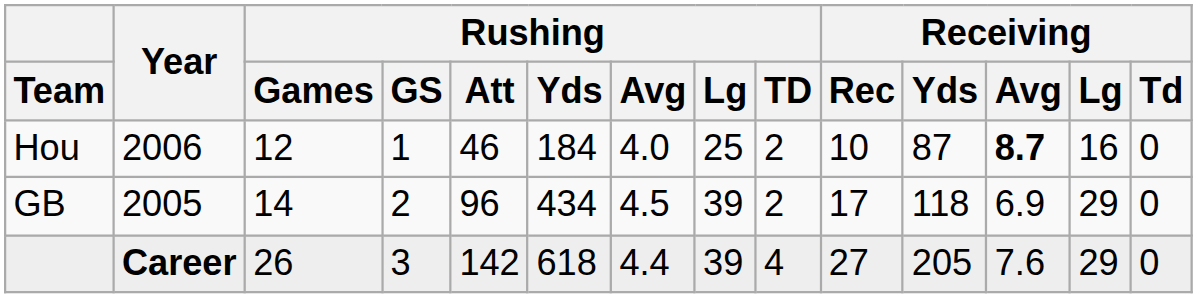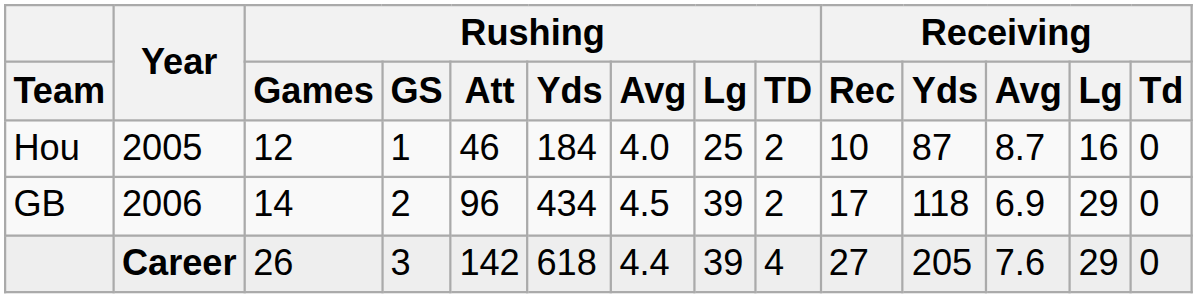(162, 147) 2006 -> (162, 147) 2005
(1020, 147) bold -> (1020, 147) normal
(162, 205) 2005 -> (162, 205) 2006
